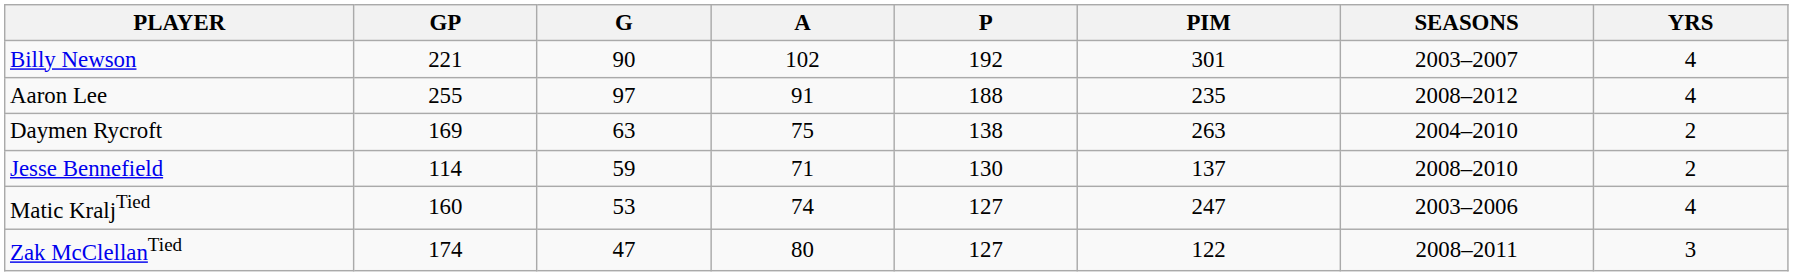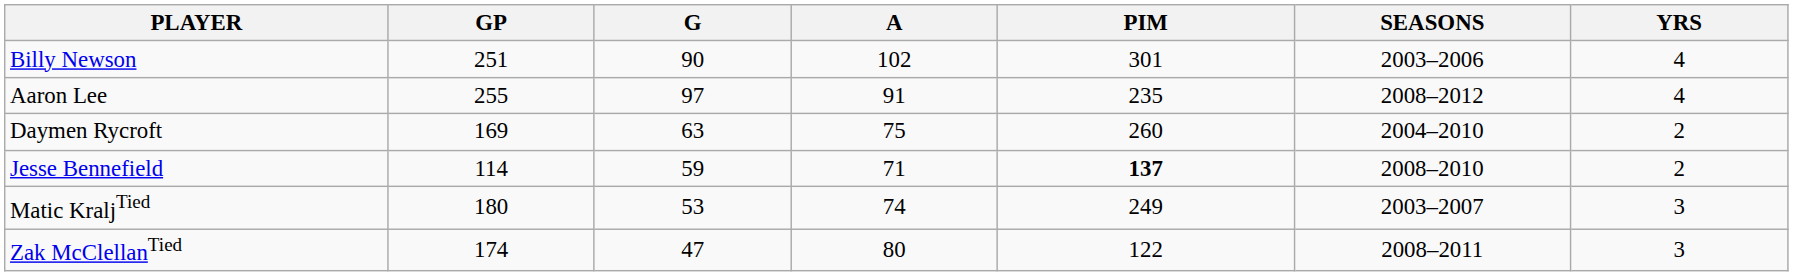- column: (986, 22)
(445, 58) 221 -> (491, 58) 251
(1467, 58) 2003–2007 -> (1432, 58) 2003–2006
(1209, 131) 263 -> (1146, 131) 260
(1209, 167) normal -> (1146, 167) bold
(445, 207) 160 -> (491, 207) 180
(1209, 207) 247 -> (1146, 207) 249
(1467, 207) 2003–2006 -> (1432, 207) 2003–2007
(1691, 207) 4 -> (1679, 207) 3
